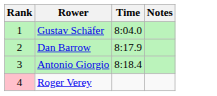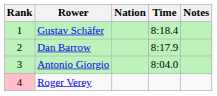+ column: (130, 13)
(128, 30) 8:04.0 -> (165, 30) 8:18.4
(128, 64) 8:18.4 -> (165, 64) 8:04.0
